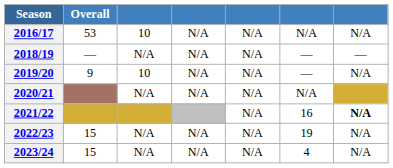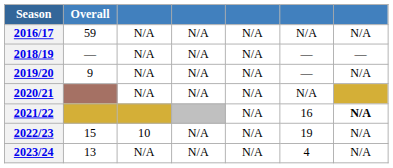(90, 33) 53 -> (90, 33) 59
(144, 33) 10 -> (144, 33) N/A
(144, 73) 10 -> (144, 73) N/A
(144, 132) N/A -> (144, 132) 10
(90, 152) 15 -> (90, 152) 13
